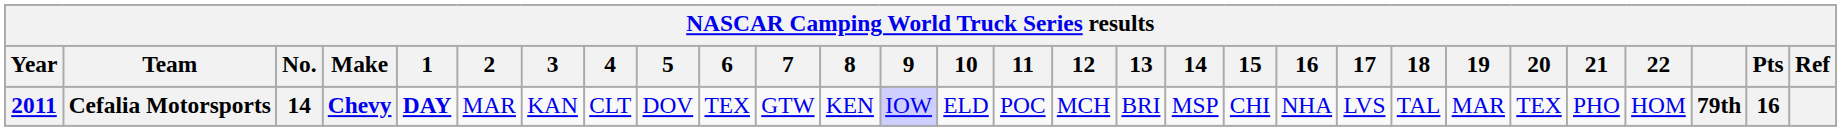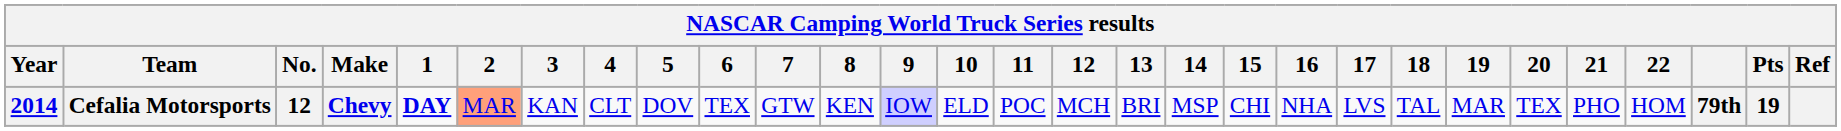(34, 105) 2011 -> (34, 105) 2014
(299, 105) 14 -> (299, 105) 12
(489, 105) no background -> (489, 105) lightsalmon background
(1768, 105) 16 -> (1768, 105) 19
